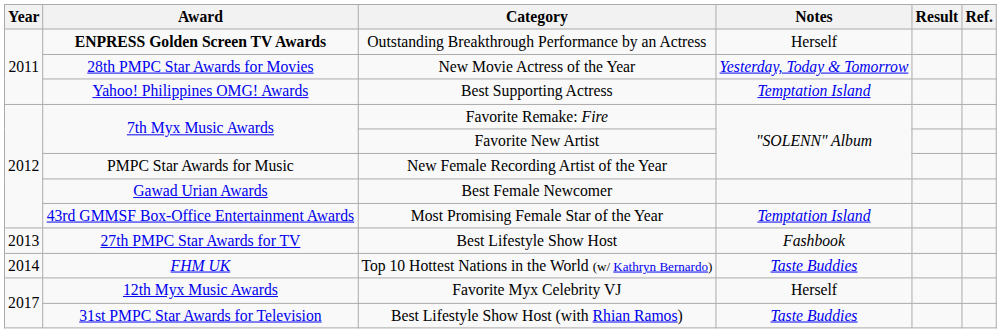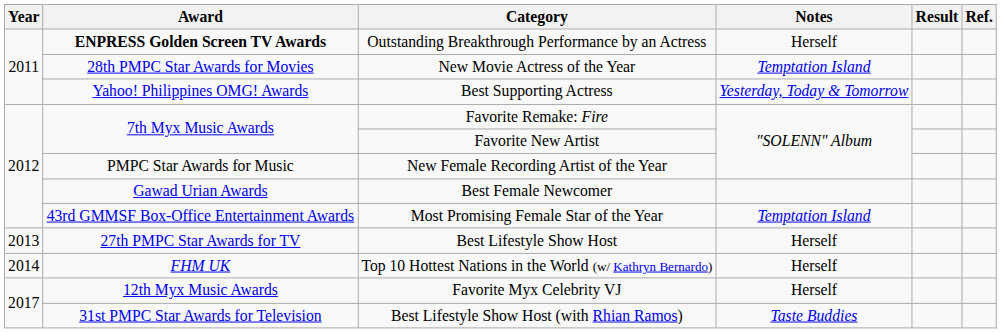(814, 66) Yesterday, Today & Tomorrow -> (814, 66) Temptation Island
(814, 91) Temptation Island -> (814, 91) Yesterday, Today & Tomorrow
(814, 240) Fashbook -> (814, 240) Herself
(814, 265) Taste Buddies -> (814, 265) Herself
